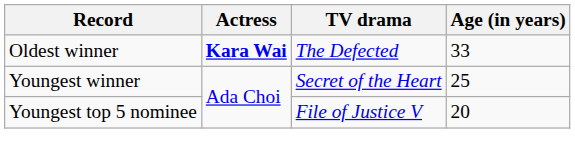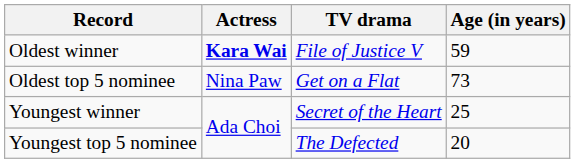(347, 50) The Defected -> (359, 50) File of Justice V
(460, 50) 33 -> (460, 50) 59
+ row: (92, 81)
(359, 111) File of Justice V -> (347, 142) The Defected
